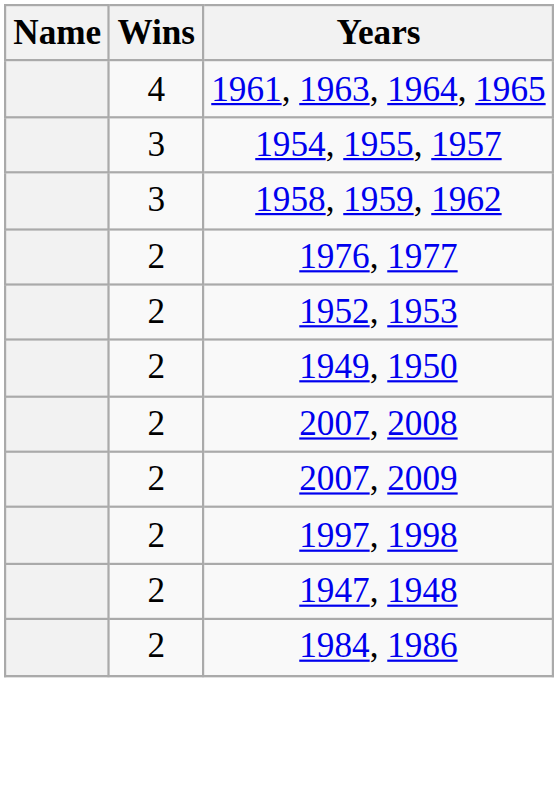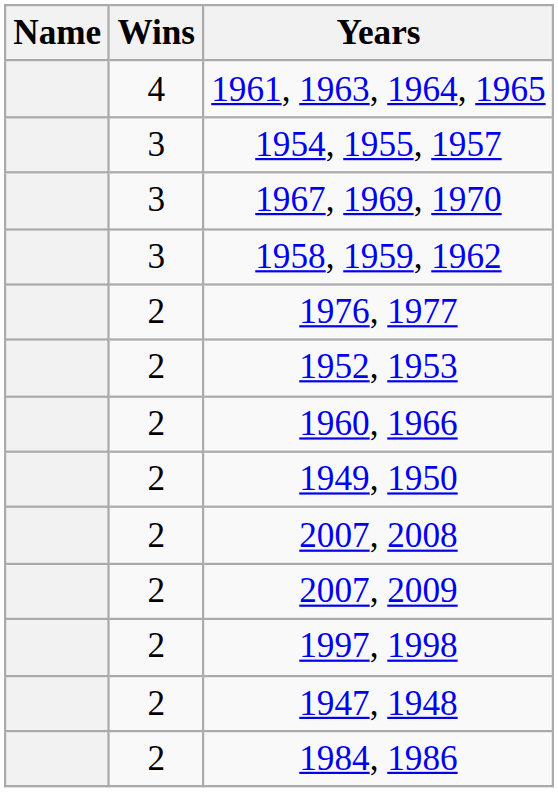+ row: (378, 199)
+ row: (378, 423)
